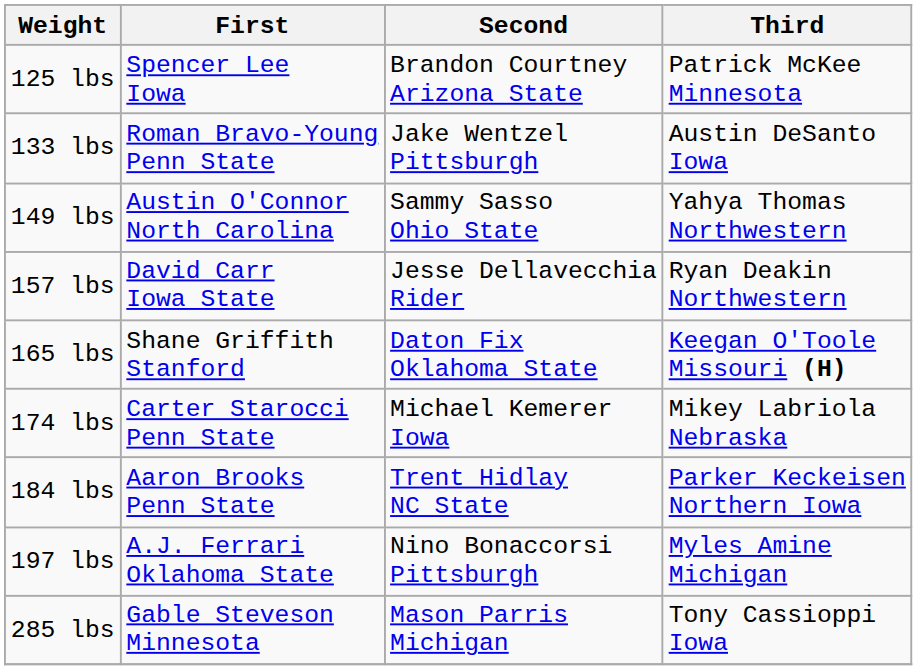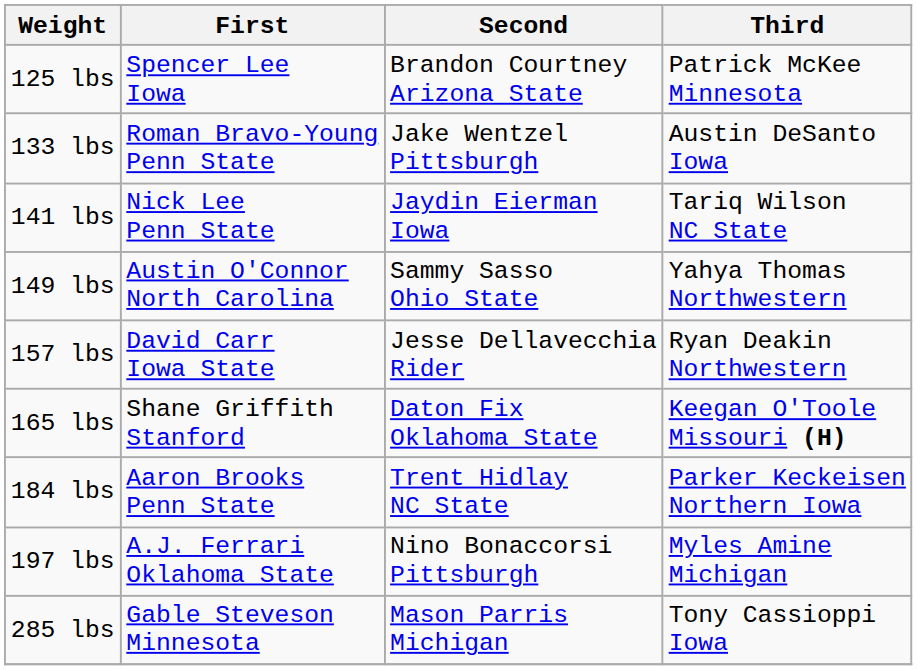+ row: (63, 217)
- row: (63, 423)
